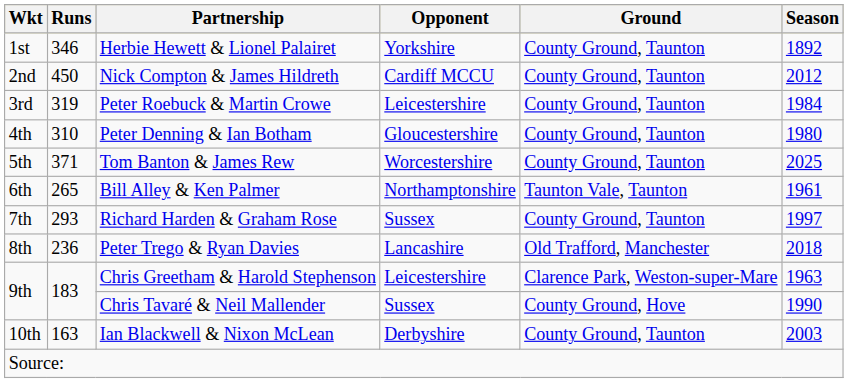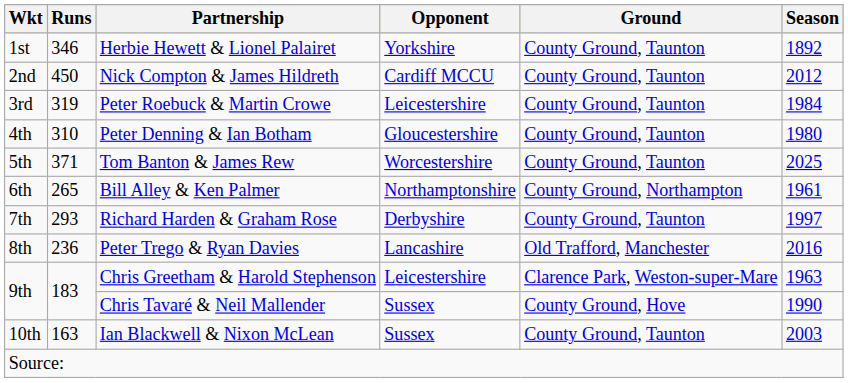(606, 190) Taunton Vale, Taunton -> (633, 190) County Ground, Northampton
(409, 219) Sussex -> (424, 219) Derbyshire
(804, 248) 2018 -> (804, 248) 2016
(424, 334) Derbyshire -> (409, 334) Sussex
